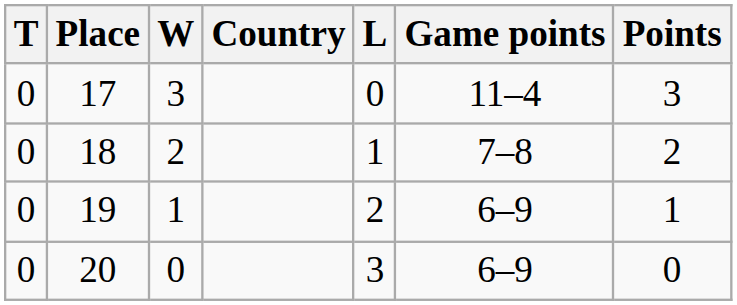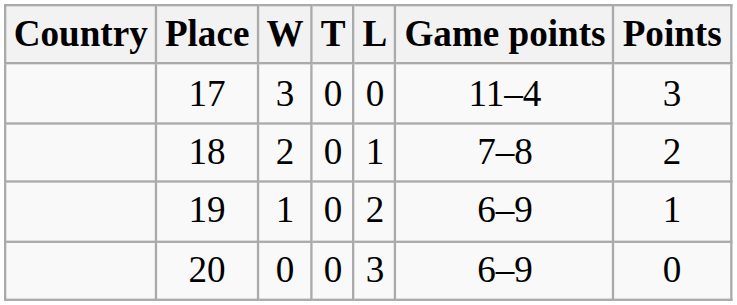columns swapped: (278, 33) <-> (26, 33)
